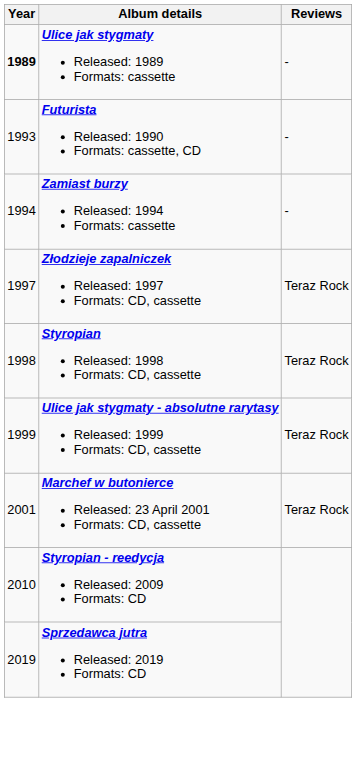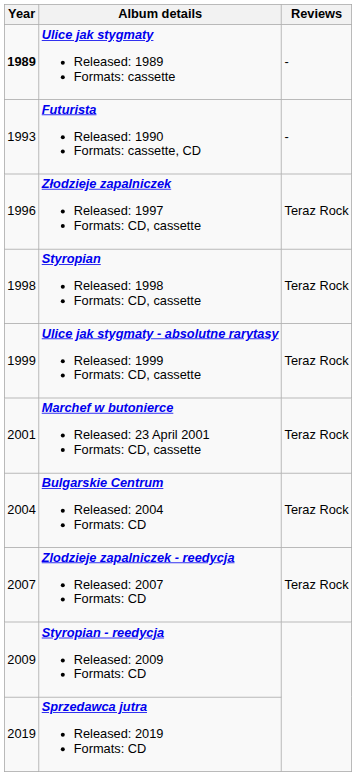- row: (160, 205)
(22, 286) 1997 -> (22, 211) 1996
+ row: (160, 504)
+ row: (160, 579)
(22, 585) 2010 -> (22, 659) 2009
